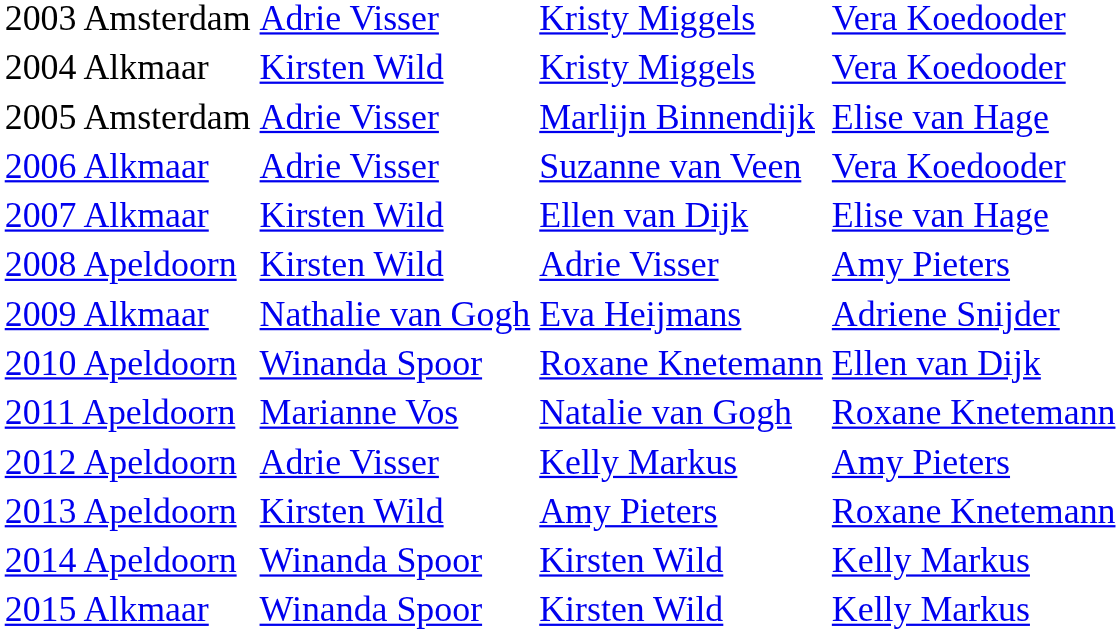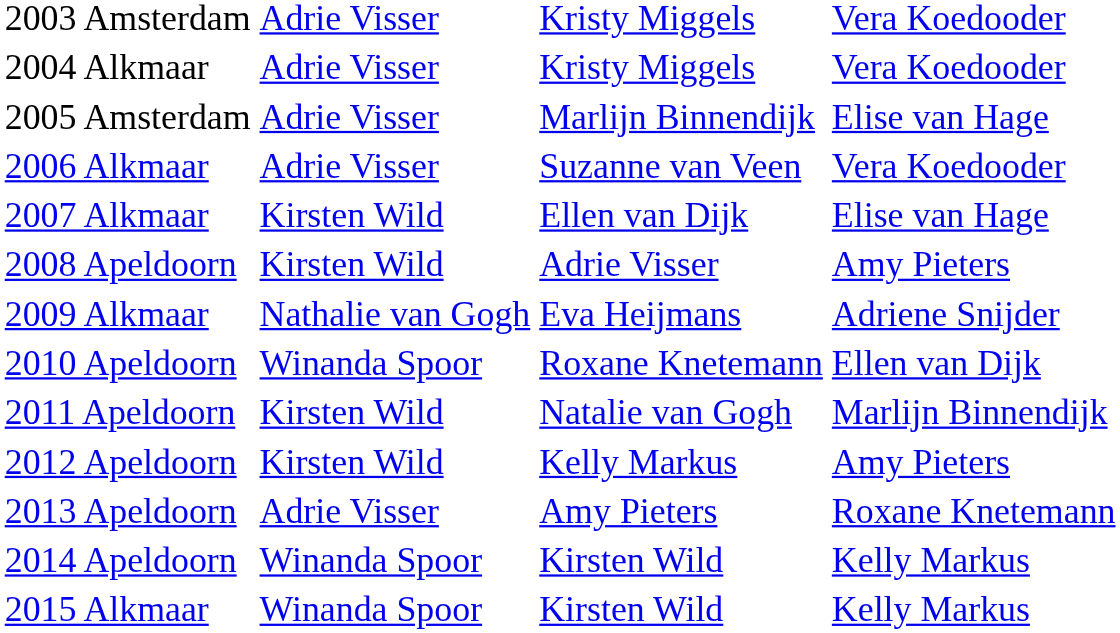(352, 67) Kirsten Wild -> (349, 67) Adrie Visser
(359, 412) Marianne Vos -> (352, 412) Kirsten Wild
(974, 412) Roxane Knetemann -> (970, 412) Marlijn Binnendijk
(349, 461) Adrie Visser -> (352, 461) Kirsten Wild
(352, 511) Kirsten Wild -> (349, 511) Adrie Visser
